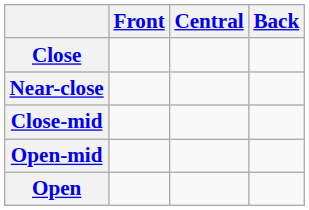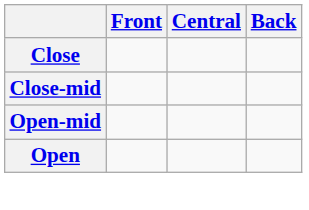- row: (57, 88)
